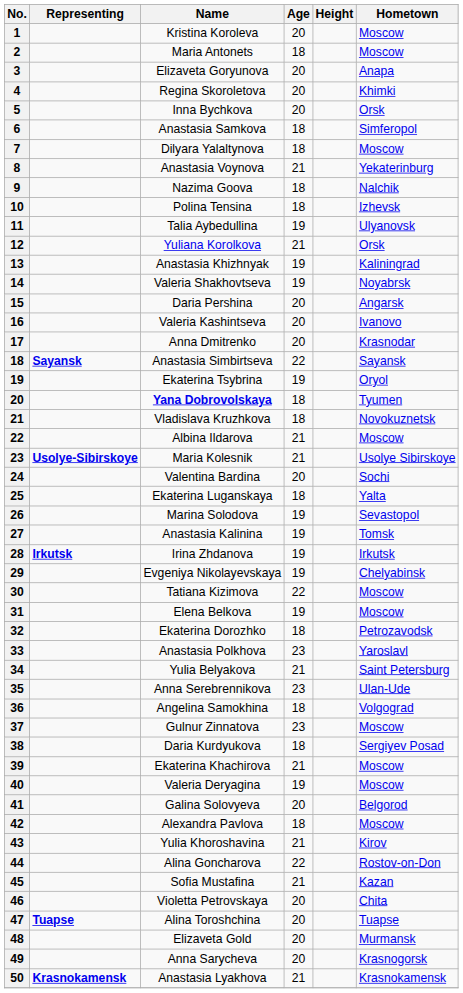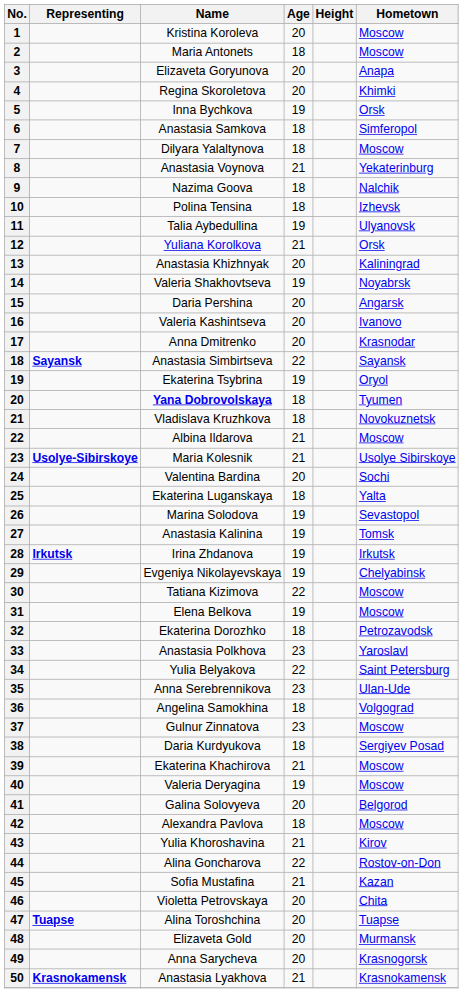(298, 110) 20 -> (298, 110) 19
(298, 264) 19 -> (298, 264) 20
(298, 669) 21 -> (298, 669) 22
